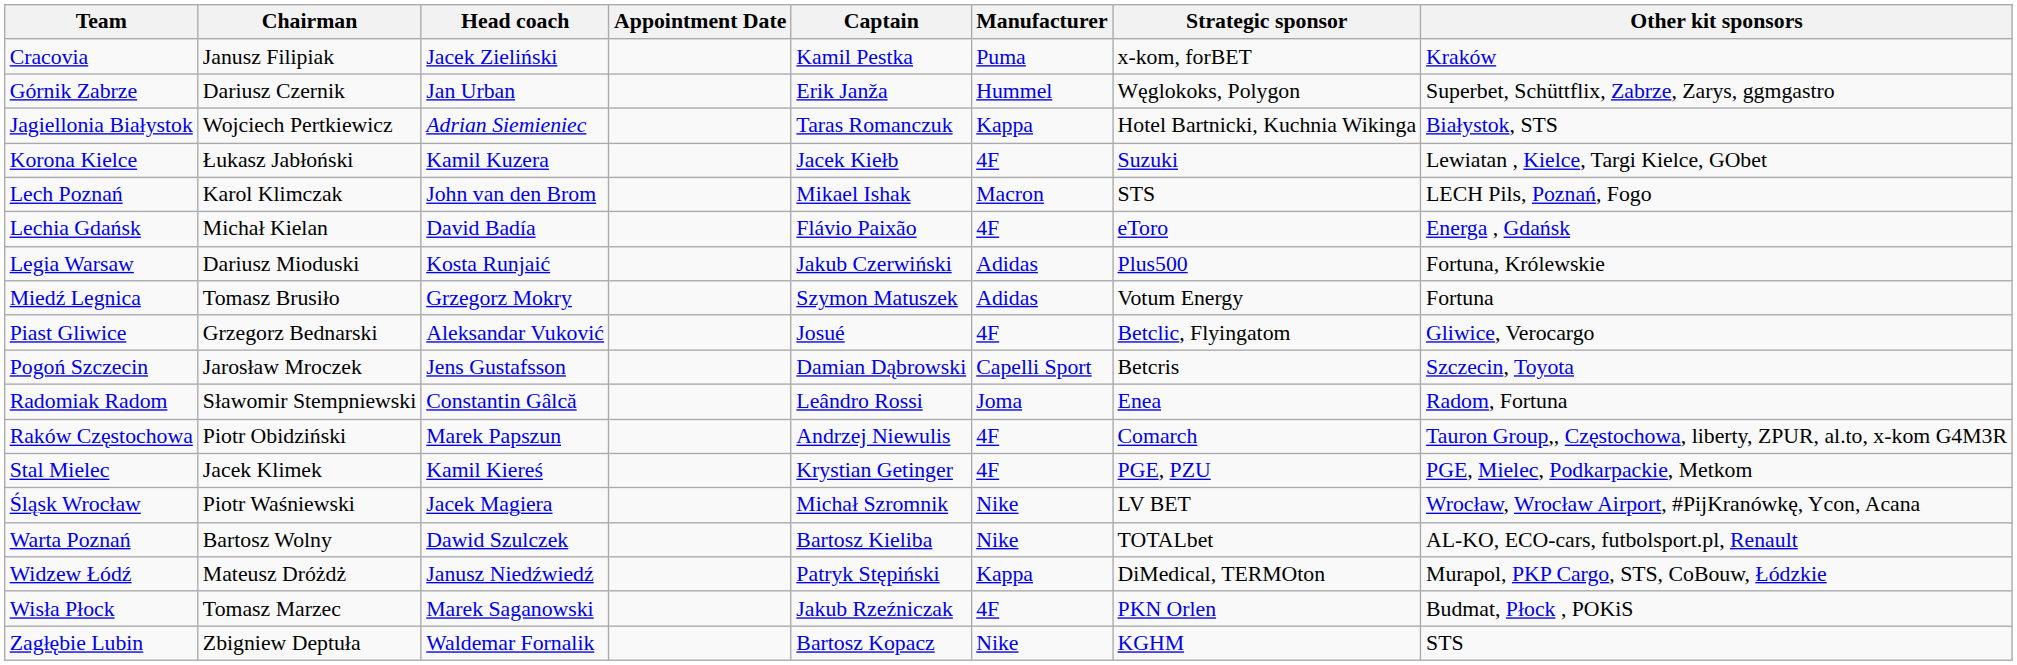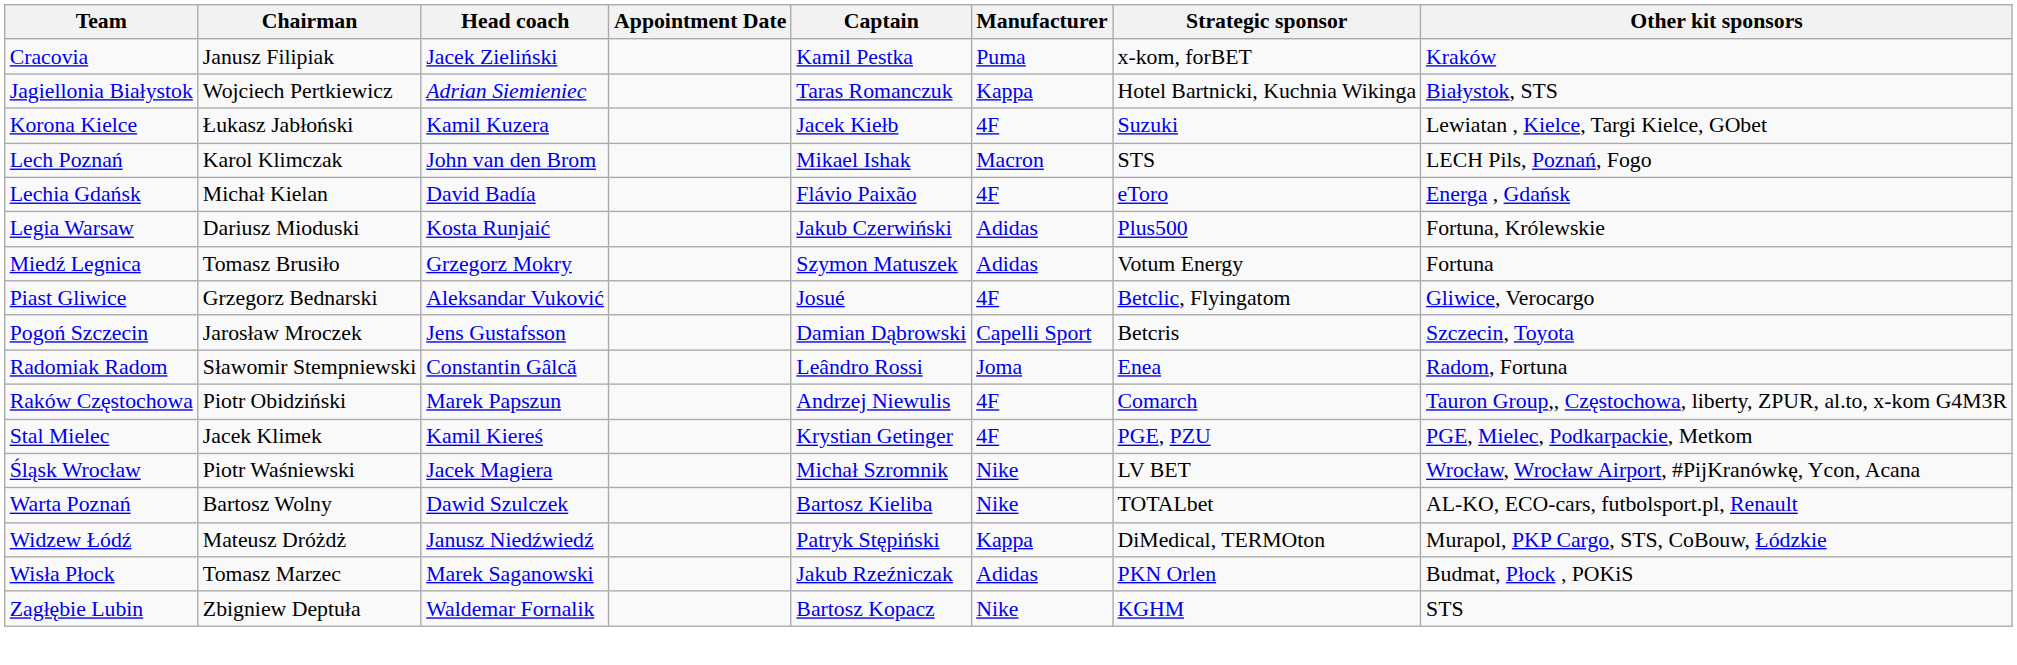- row: (73, 90)
(988, 608) 4F -> (1007, 573) Adidas
